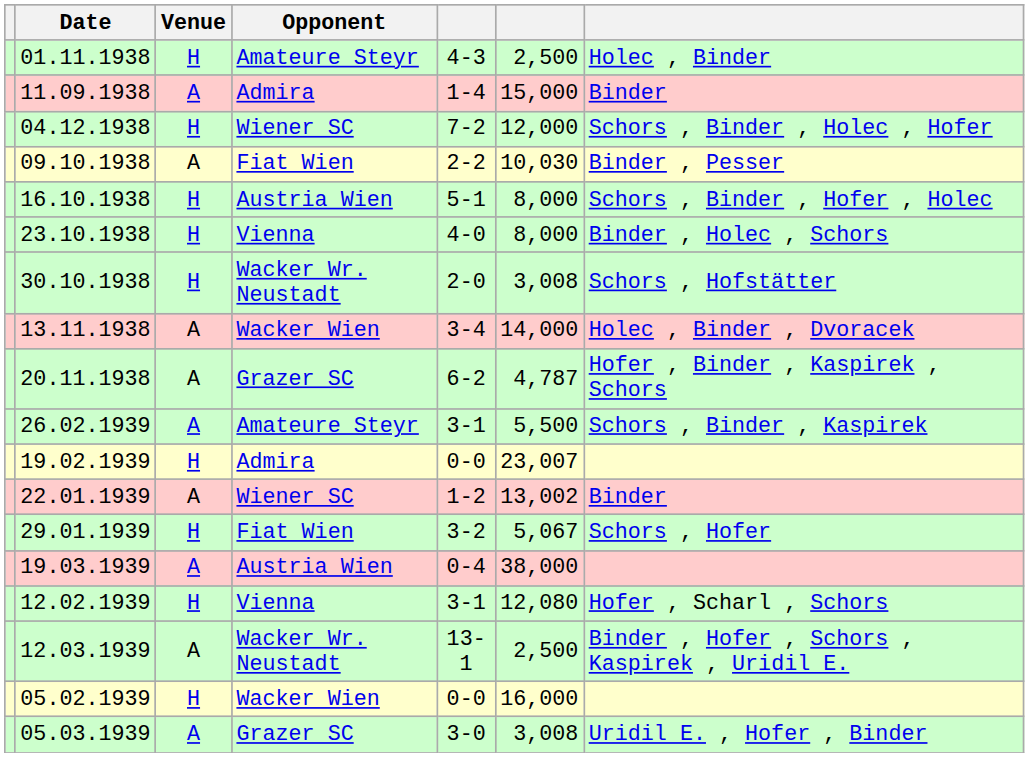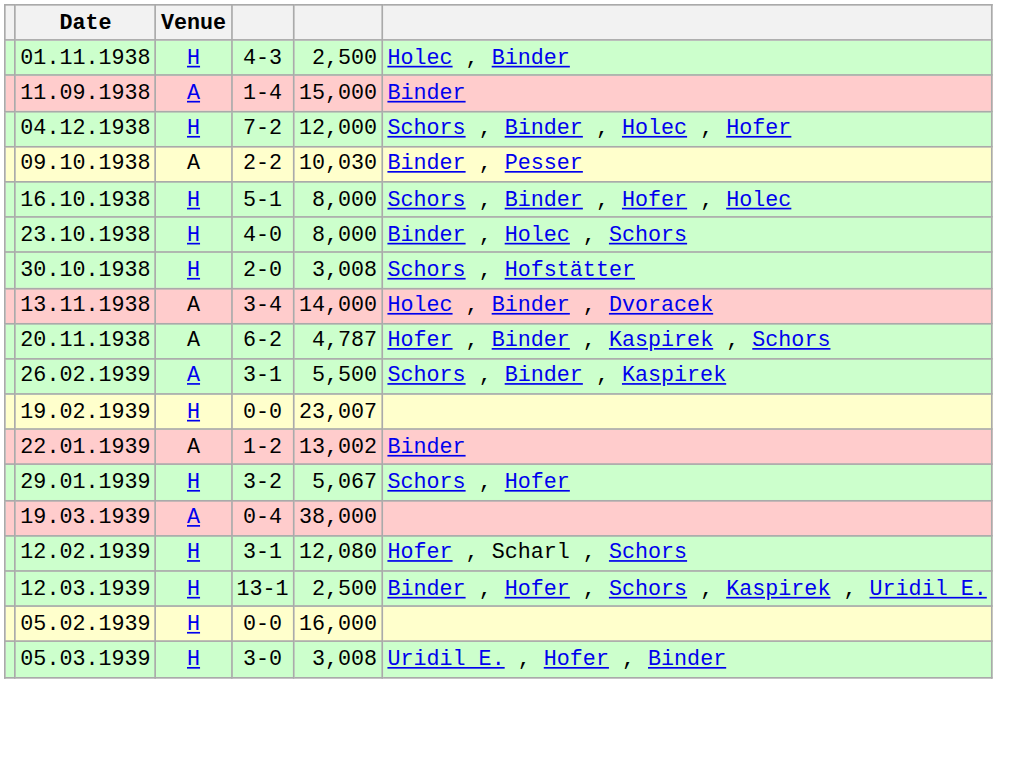- column: (334, 23)
(194, 651) A -> (194, 589) H
(194, 735) A -> (194, 659) H
